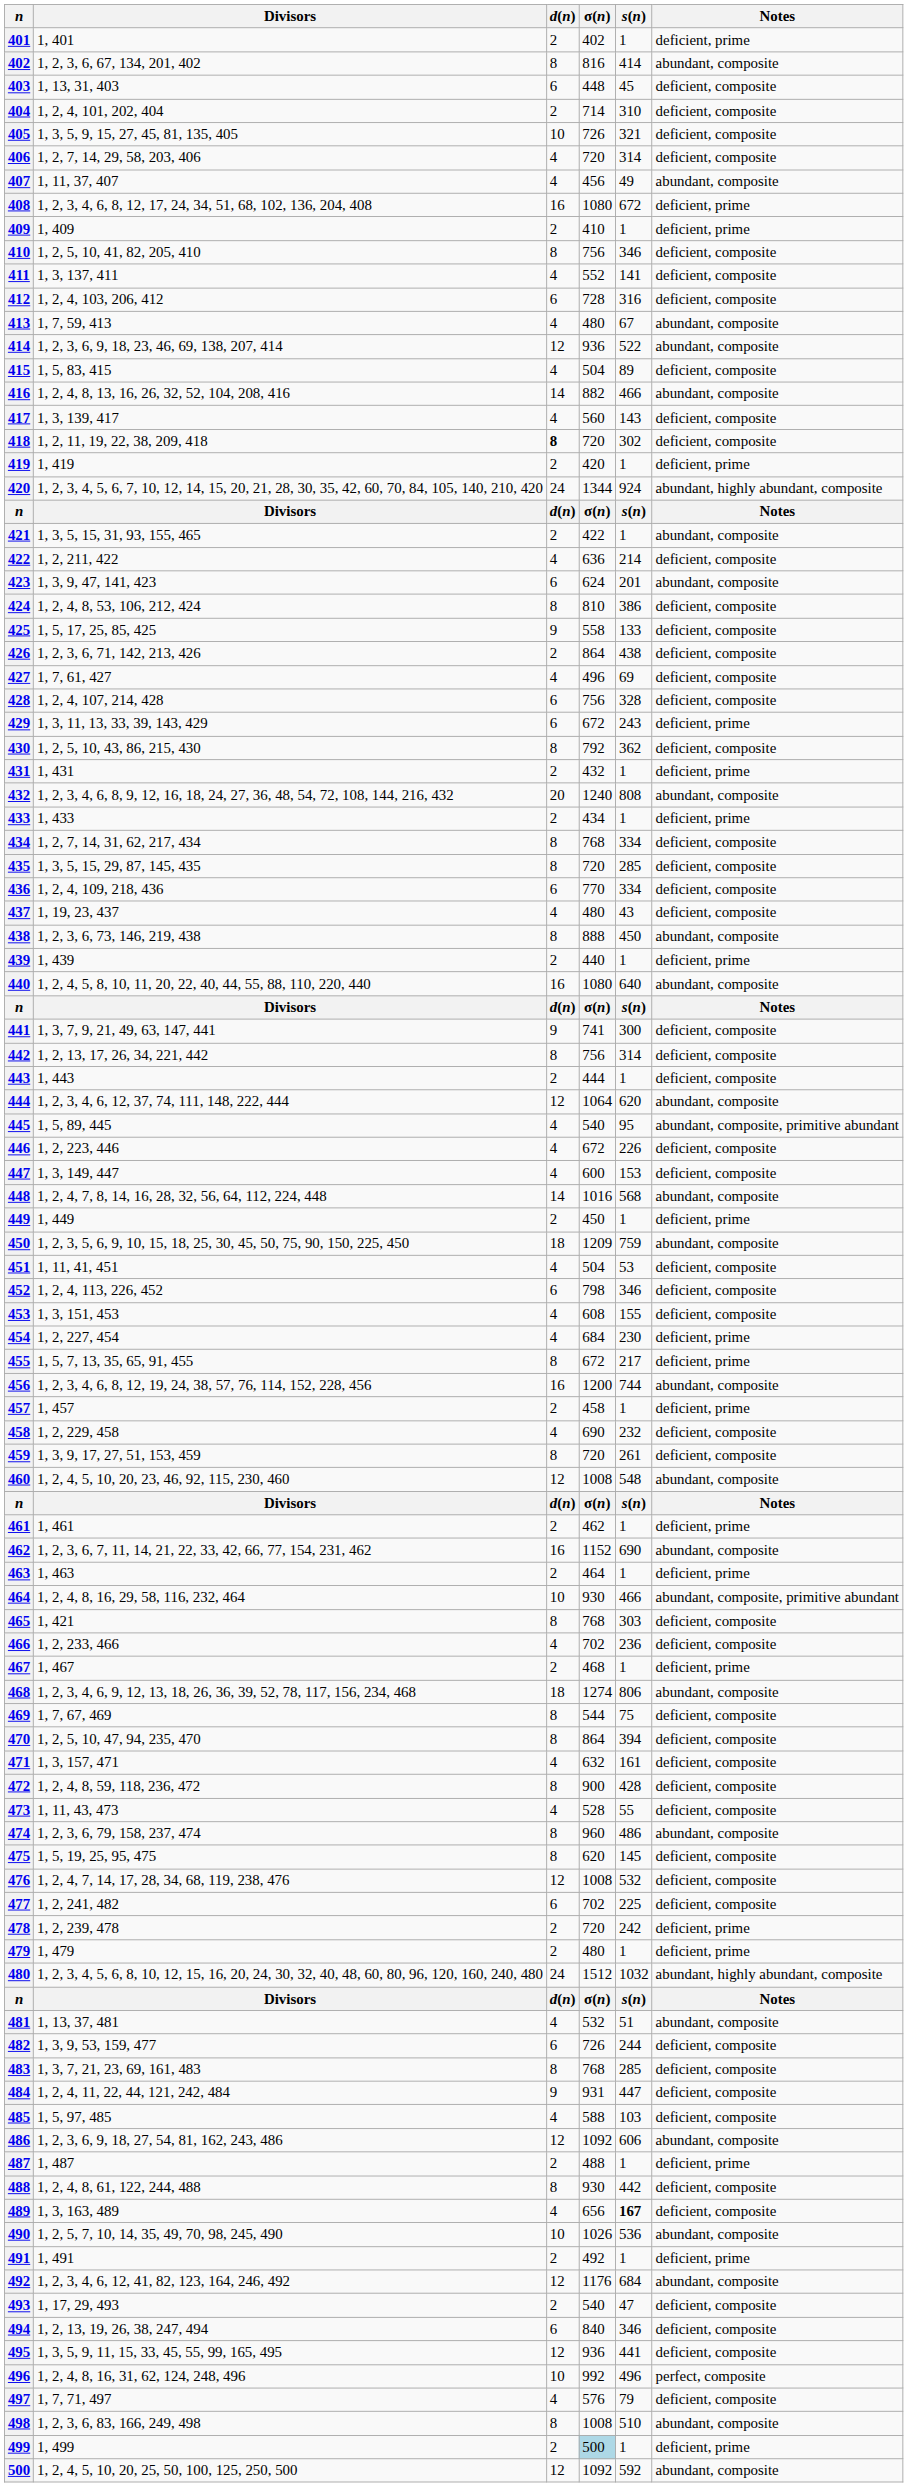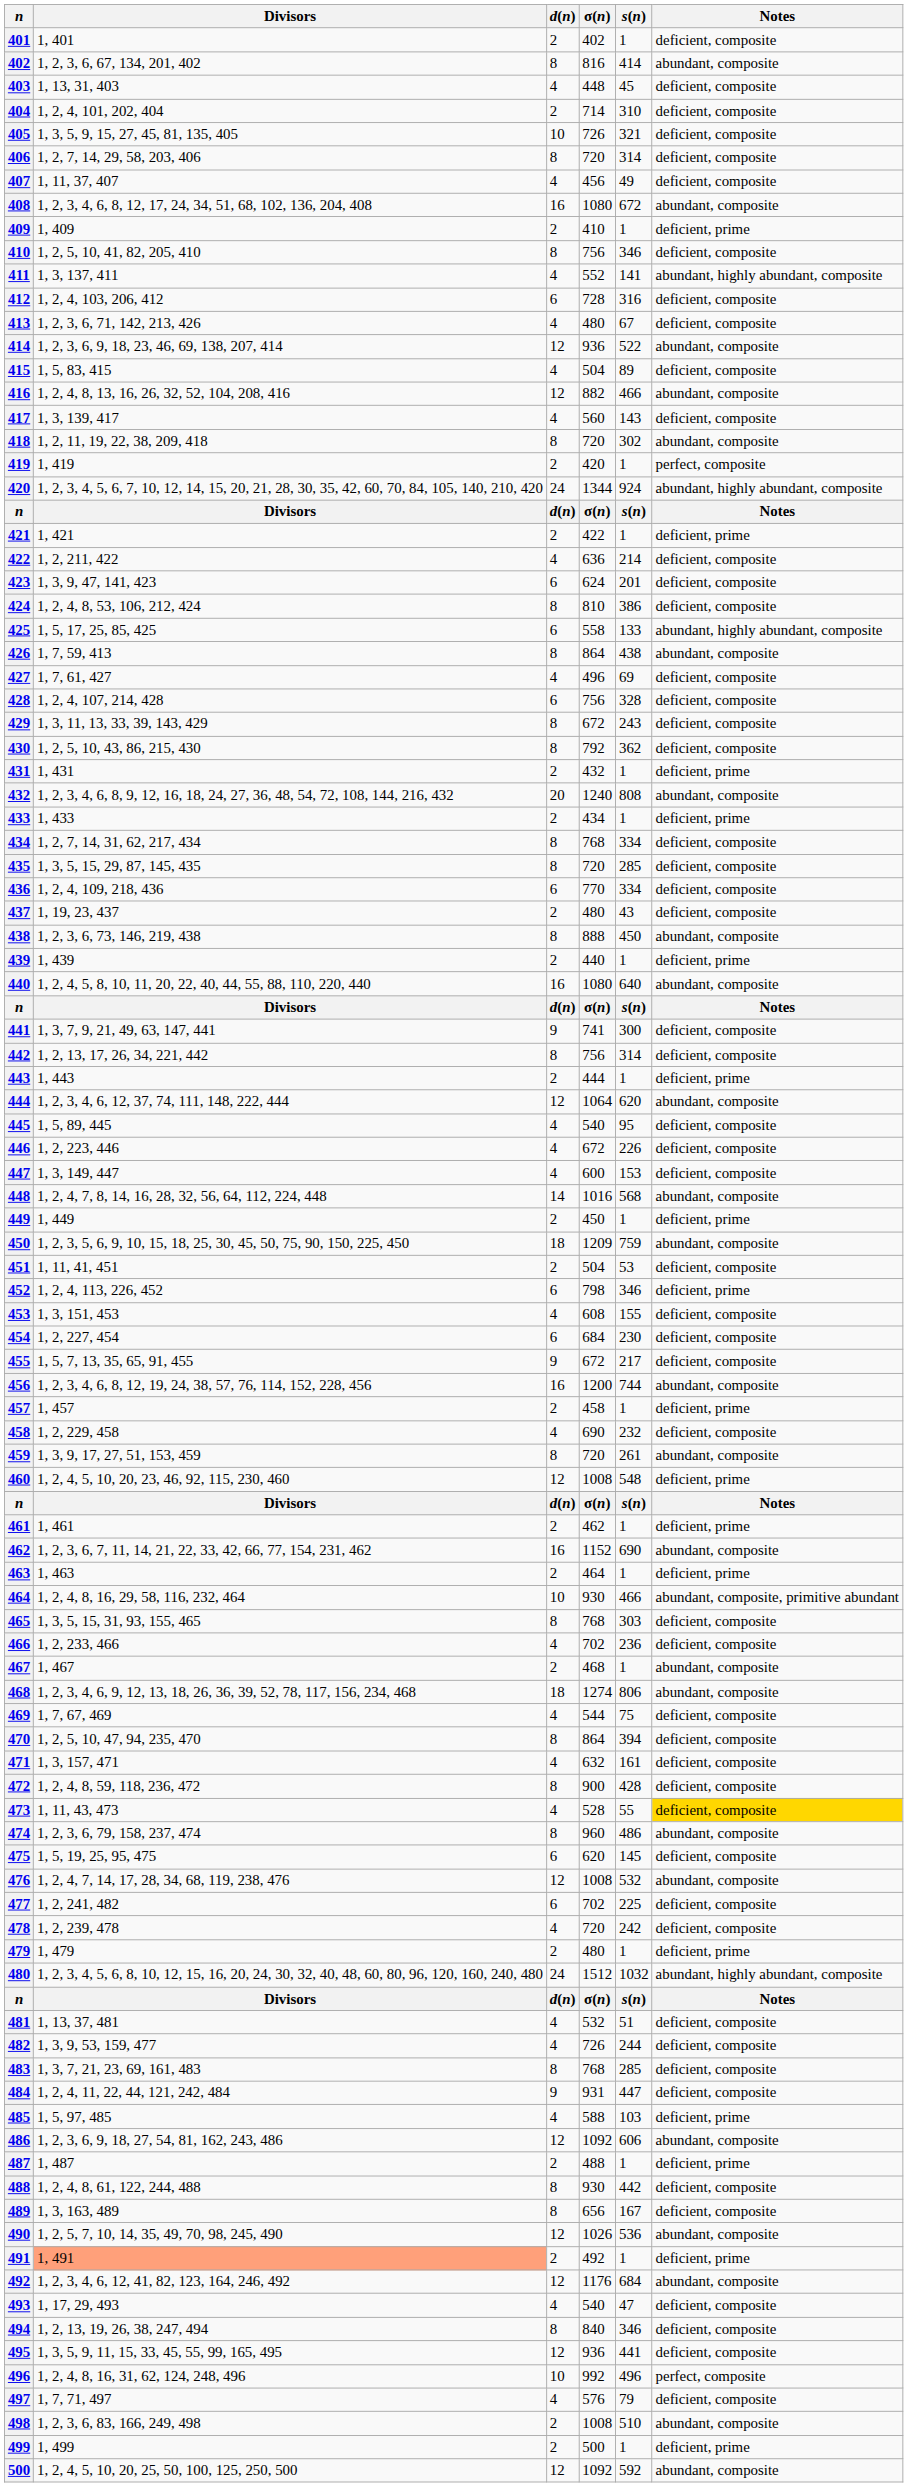(703, 39) deficient, prime -> (716, 39) deficient, composite
(554, 87) 6 -> (554, 87) 4
(554, 157) 4 -> (554, 157) 8
(717, 181) abundant, composite -> (716, 181) deficient, composite
(703, 205) deficient, prime -> (717, 205) abundant, composite
(716, 275) deficient, composite -> (769, 275) abundant, highly abundant, composite
(74, 323) 1, 7, 59, 413 -> (119, 323) 1, 2, 3, 6, 71, 142, 213, 426
(717, 323) abundant, composite -> (716, 323) deficient, composite
(557, 393) 14 -> (557, 393) 12
(554, 441) bold -> (554, 441) normal
(716, 441) deficient, composite -> (717, 441) abundant, composite
(703, 464) deficient, prime -> (711, 464) perfect, composite
(119, 535) 1, 3, 5, 15, 31, 93, 155, 465 -> (56, 535) 1, 421
(717, 535) abundant, composite -> (703, 535) deficient, prime
(717, 582) abundant, composite -> (716, 582) deficient, composite
(554, 629) 9 -> (554, 629) 6
(716, 629) deficient, composite -> (769, 629) abundant, highly abundant, composite
(119, 653) 1, 2, 3, 6, 71, 142, 213, 426 -> (74, 653) 1, 7, 59, 413
(554, 653) 2 -> (554, 653) 8
(716, 653) deficient, composite -> (717, 653) abundant, composite
(554, 724) 6 -> (554, 724) 8
(703, 724) deficient, prime -> (716, 724) deficient, composite
(554, 913) 4 -> (554, 913) 2
(716, 1078) deficient, composite -> (703, 1078) deficient, prime
(777, 1125) abundant, composite, primitive abundant -> (716, 1125) deficient, composite
(554, 1267) 4 -> (554, 1267) 2
(716, 1290) deficient, composite -> (703, 1290) deficient, prime
(554, 1337) 4 -> (554, 1337) 6
(703, 1337) deficient, prime -> (716, 1337) deficient, composite
(554, 1361) 8 -> (554, 1361) 9
(703, 1361) deficient, prime -> (716, 1361) deficient, composite
(716, 1455) deficient, composite -> (717, 1455) abundant, composite
(717, 1479) abundant, composite -> (703, 1479) deficient, prime
(56, 1621) 1, 421 -> (119, 1621) 1, 3, 5, 15, 31, 93, 155, 465
(703, 1668) deficient, prime -> (717, 1668) abundant, composite
(554, 1715) 8 -> (554, 1715) 4
(716, 1809) no background -> (716, 1809) gold background
(554, 1857) 8 -> (554, 1857) 6
(716, 1880) deficient, composite -> (717, 1880) abundant, composite
(554, 1927) 2 -> (554, 1927) 4
(703, 1927) deficient, prime -> (716, 1927) deficient, composite
(717, 2022) abundant, composite -> (716, 2022) deficient, composite
(554, 2045) 6 -> (554, 2045) 4
(716, 2116) deficient, composite -> (703, 2116) deficient, prime
(554, 2210) 4 -> (554, 2210) 8
(630, 2210) bold -> (630, 2210) normal
(557, 2234) 10 -> (557, 2234) 12
(56, 2258) no background -> (56, 2258) lightsalmon background
(554, 2305) 2 -> (554, 2305) 4
(554, 2328) 6 -> (554, 2328) 8
(554, 2423) 8 -> (554, 2423) 2
(594, 2446) lightblue background -> (594, 2446) no background
